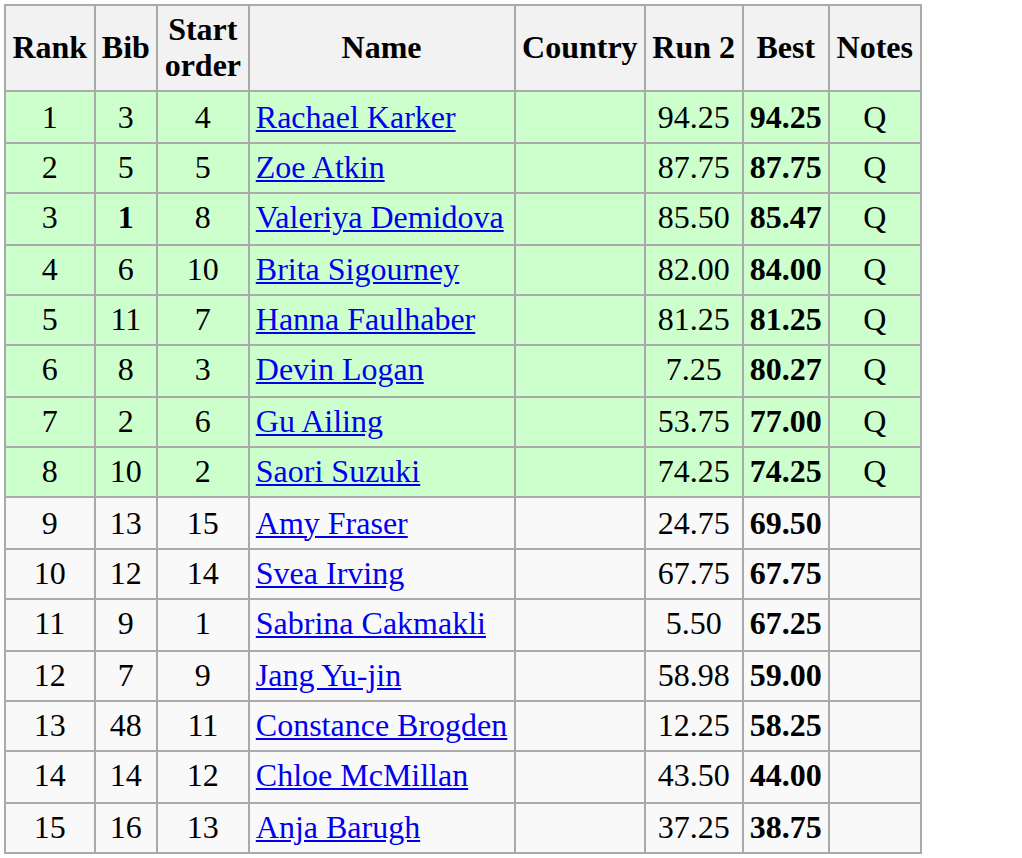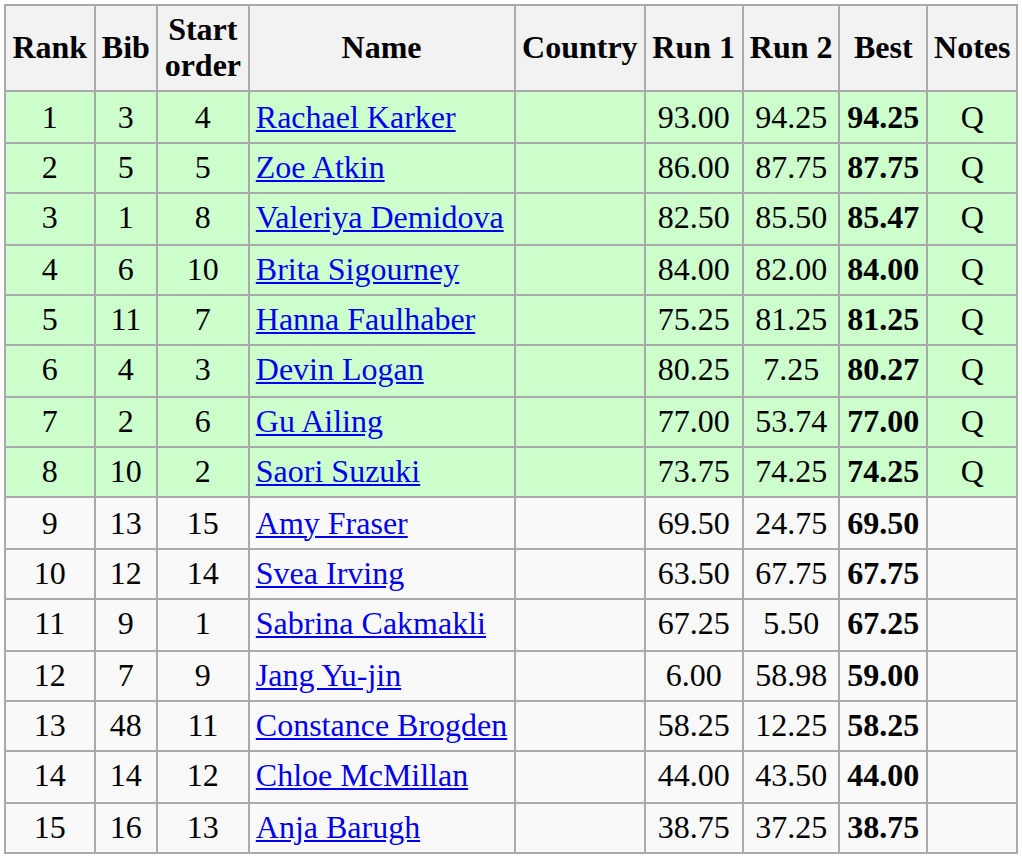+ column: (694, 47)
(126, 218) bold -> (126, 218) normal
(126, 370) 8 -> (126, 370) 4
(694, 421) 53.75 -> (791, 421) 53.74
